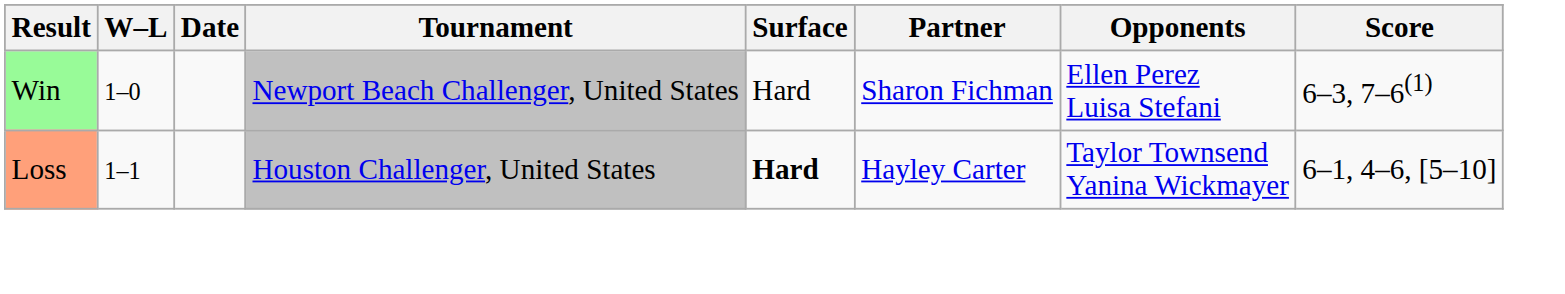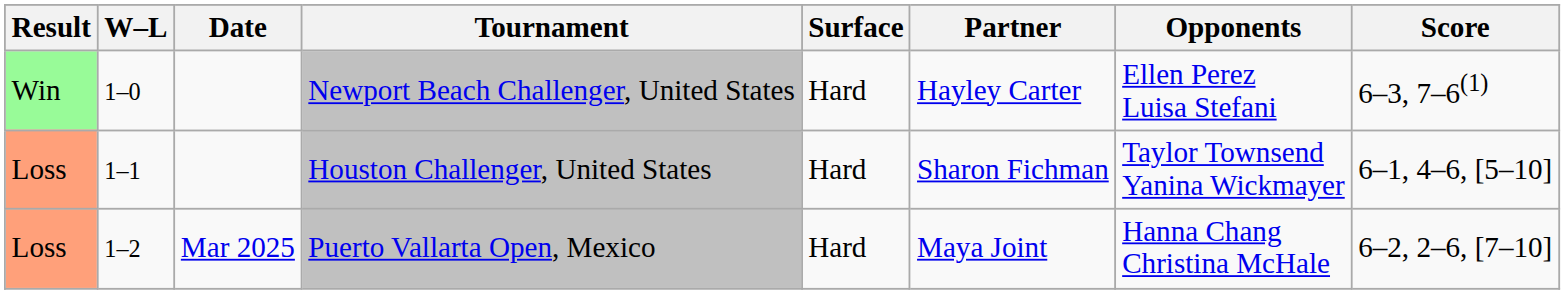(957, 90) Sharon Fichman -> (999, 90) Hayley Carter
(786, 169) bold -> (837, 169) normal
(943, 169) Hayley Carter -> (1013, 169) Sharon Fichman
+ row: (482, 248)
